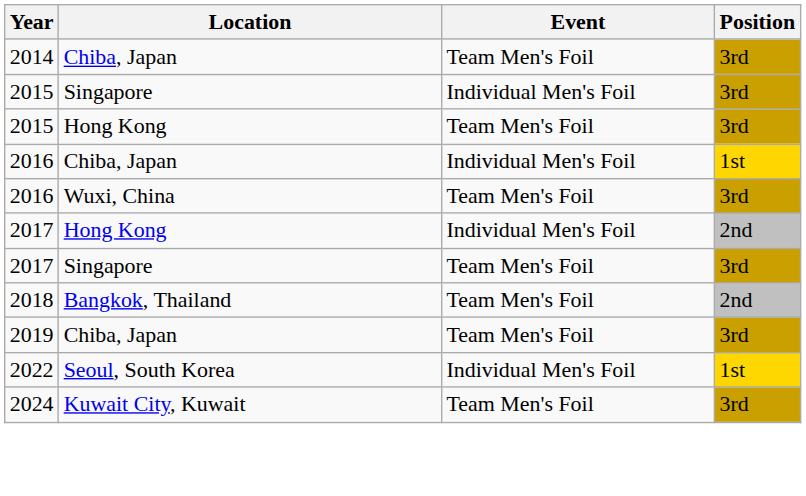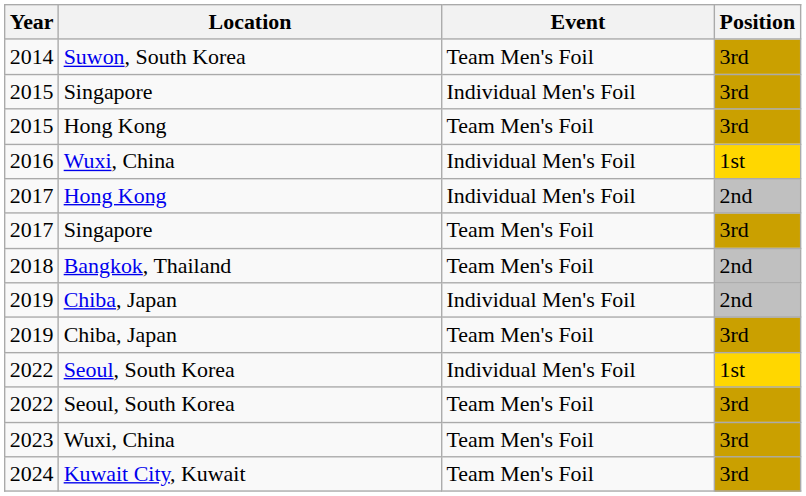(120, 56) Chiba, Japan -> (155, 56) Suwon, South Korea
(120, 160) Chiba, Japan -> (119, 160) Wuxi, China
- row: (32, 195)
+ row: (32, 299)
+ row: (32, 404)
+ row: (32, 439)
